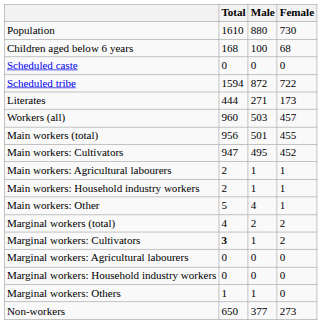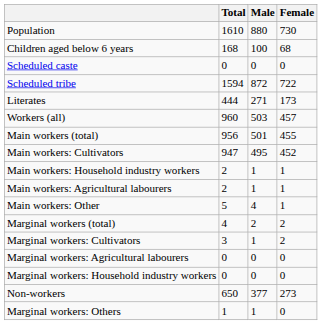rows swapped: (89, 170) <-> (103, 188)
(224, 240) bold -> (224, 240) normal
rows swapped: (64, 293) <-> (36, 310)
